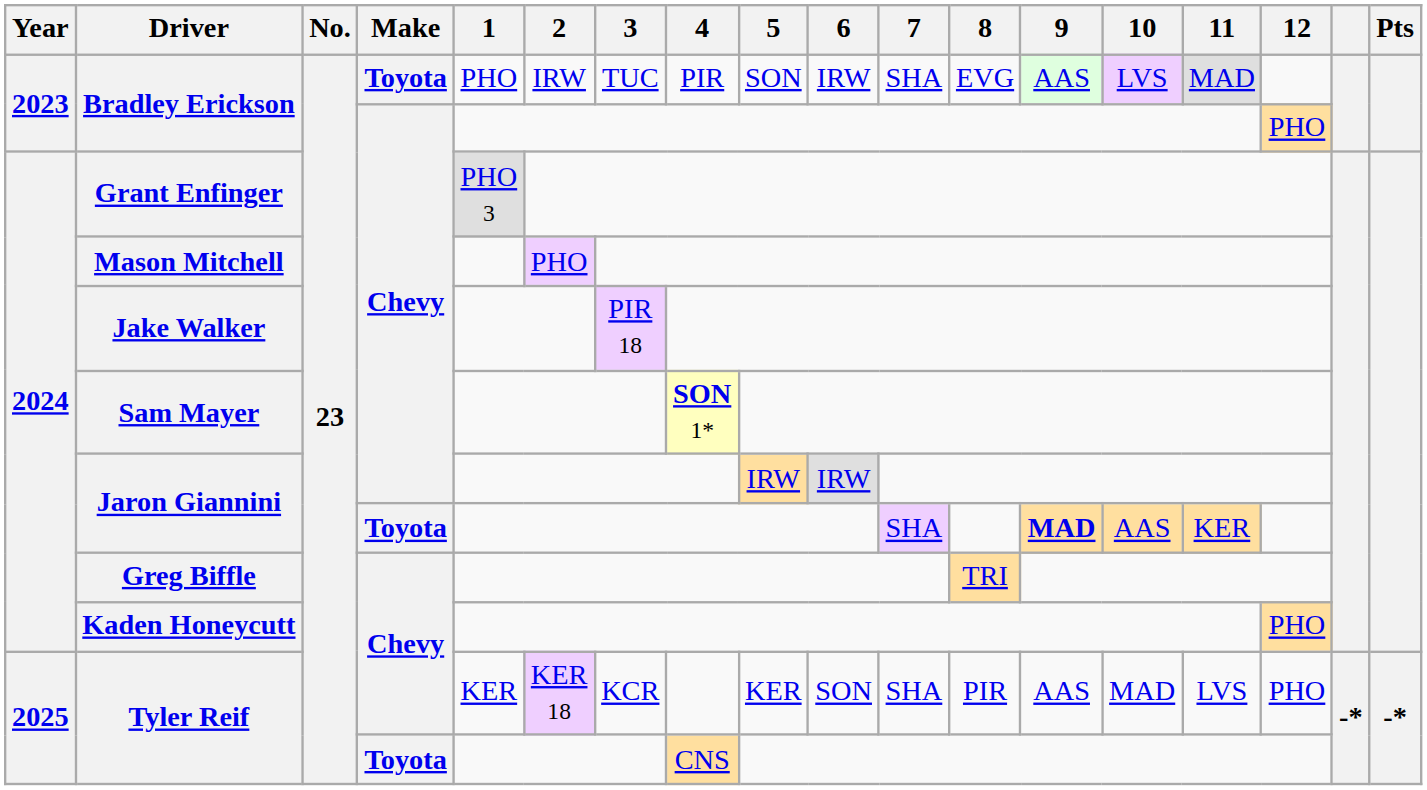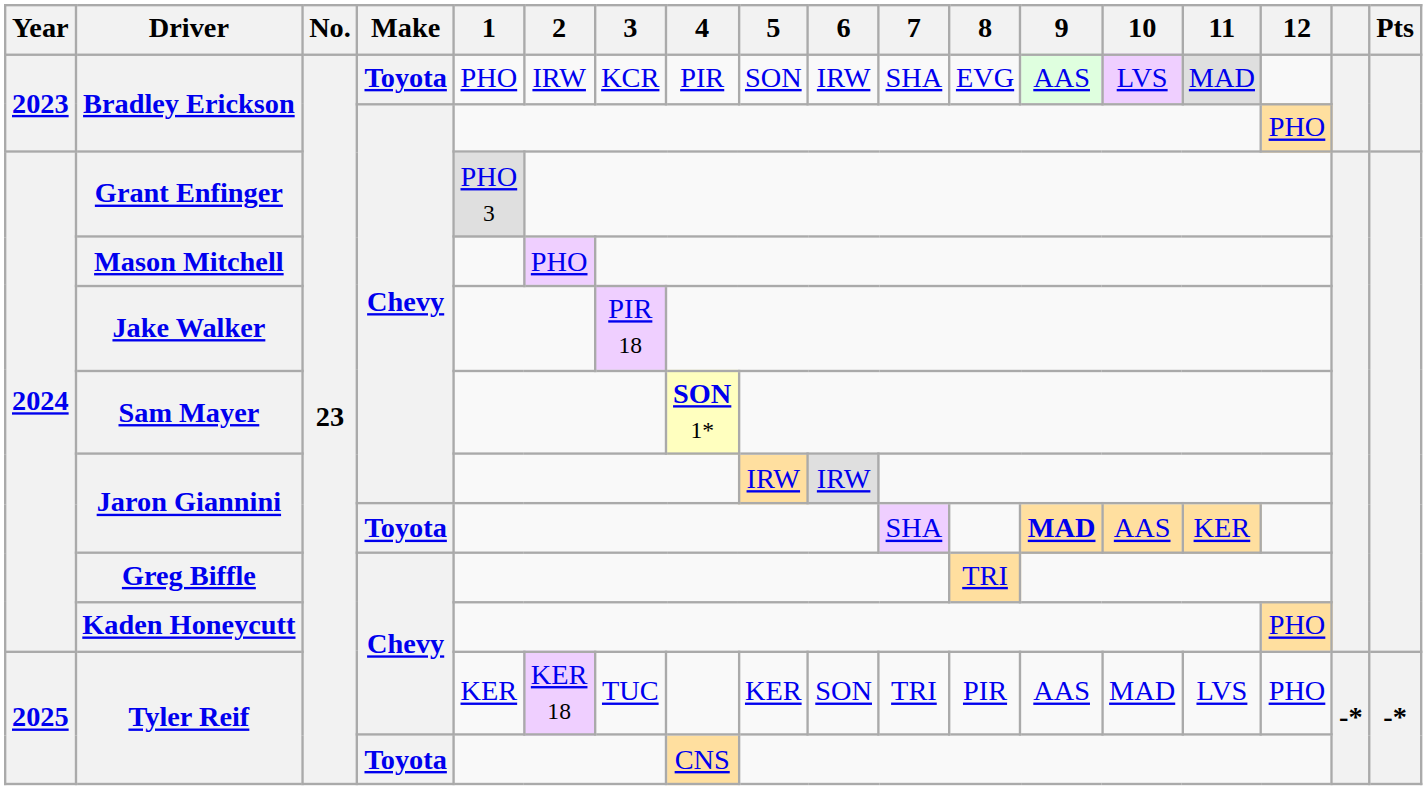(630, 78) TUC -> (630, 78) KCR
(630, 692) KCR -> (630, 692) TUC
(914, 692) SHA -> (914, 692) TRI
